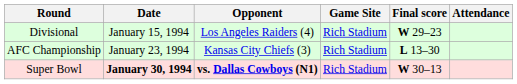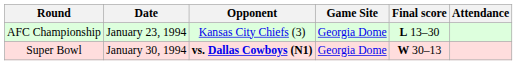- row: (54, 32)
(355, 50) Rich Stadium -> (352, 32) Georgia Dome
(149, 69) bold -> (146, 50) normal
(355, 69) Rich Stadium -> (352, 50) Georgia Dome
